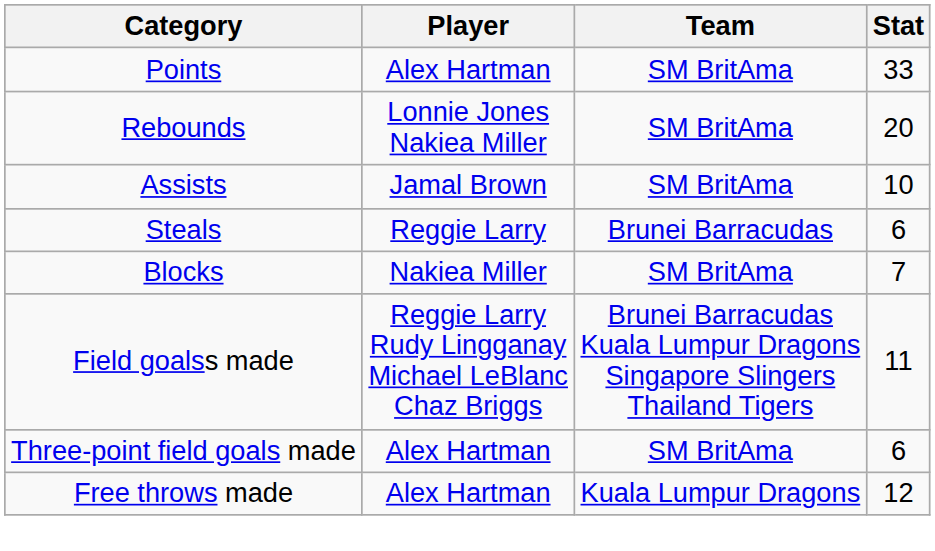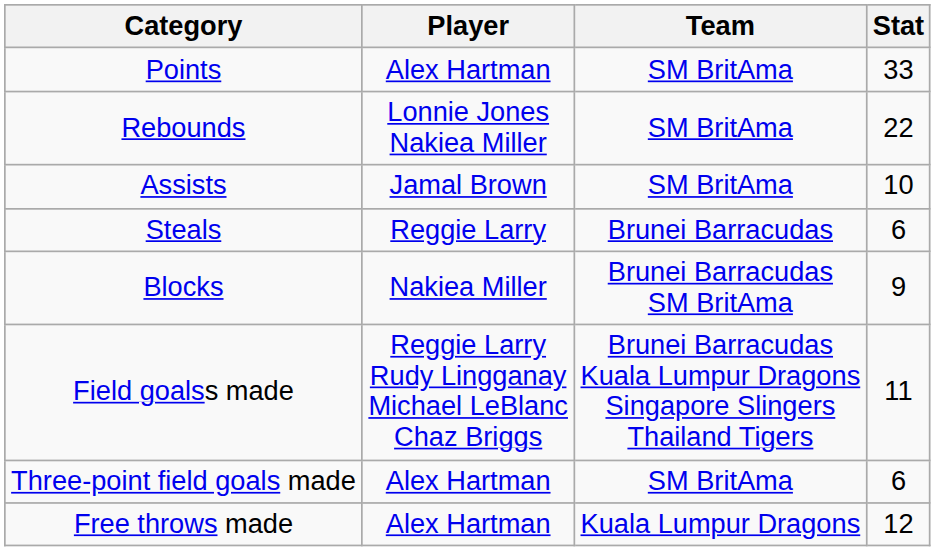(898, 127) 20 -> (898, 127) 22
(720, 272) SM BritAma -> (720, 287) Brunei Barracudas SM BritAma
(898, 272) 7 -> (898, 287) 9
